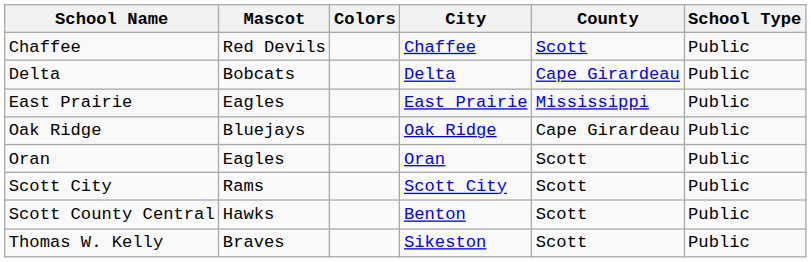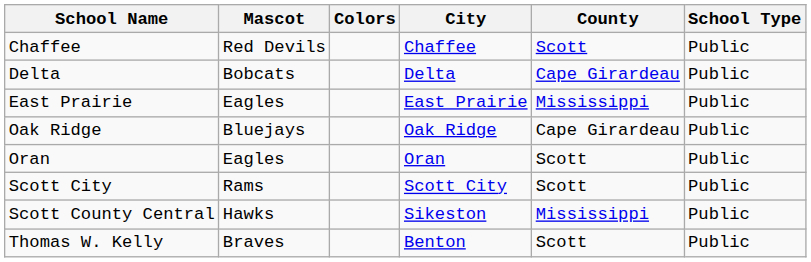(435, 214) Benton -> (445, 214) Sikeston
(561, 214) Scott -> (592, 214) Mississippi
(445, 242) Sikeston -> (435, 242) Benton
